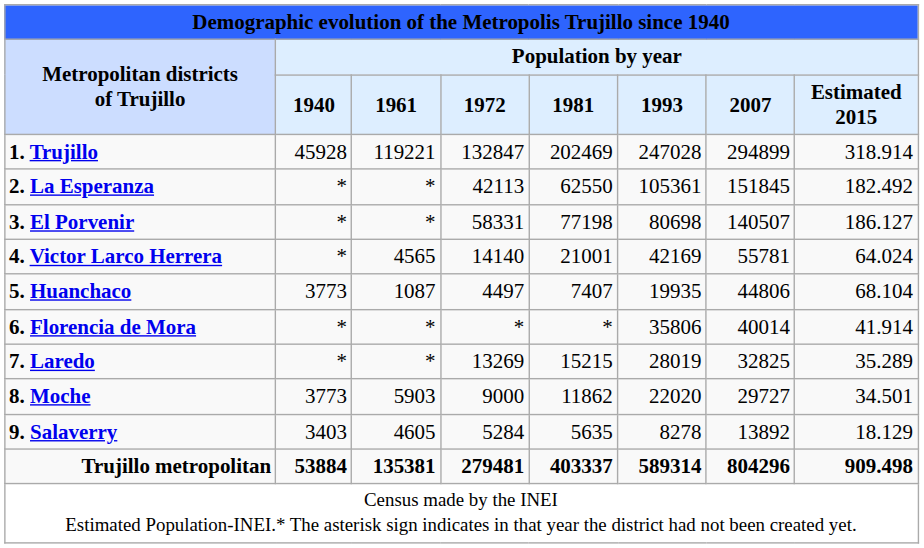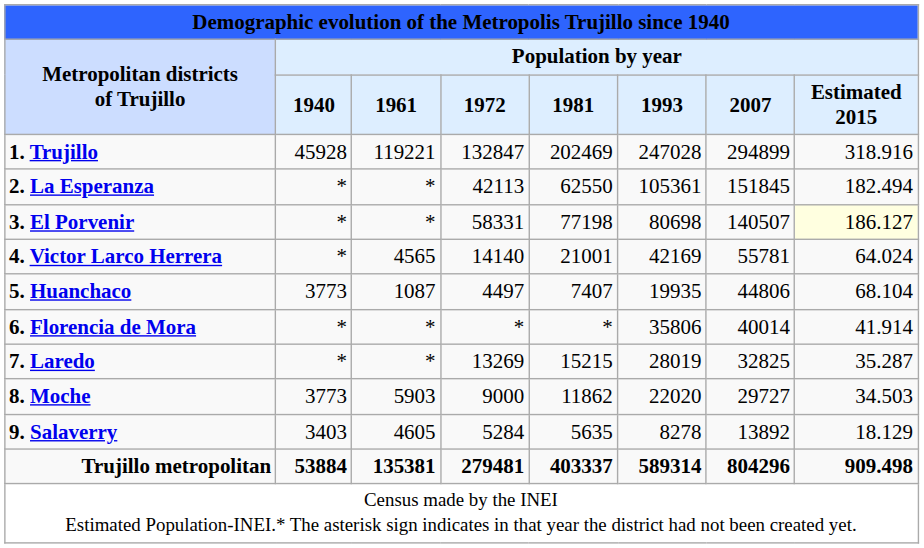(879, 151) 318.914 -> (879, 151) 318.916
(879, 186) 182.492 -> (879, 186) 182.494
(879, 221) no background -> (879, 221) lightyellow background
(884, 361) 35.289 -> (884, 361) 35.287
(884, 396) 34.501 -> (884, 396) 34.503
